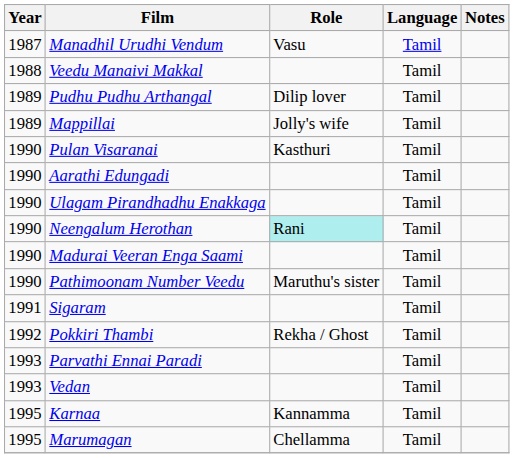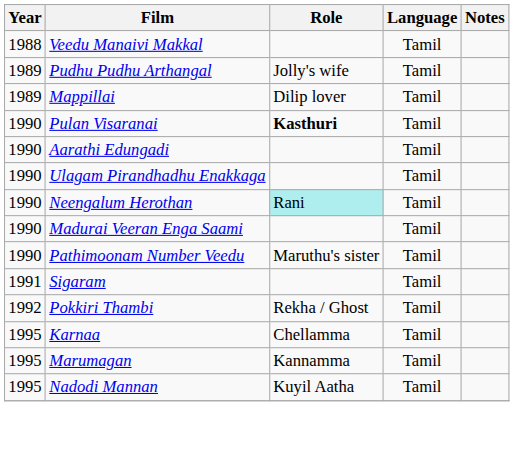- row: (136, 44)
(310, 96) Dilip lover -> (311, 70) Jolly's wife
(311, 123) Jolly's wife -> (310, 96) Dilip lover
(302, 149) normal -> (305, 123) bold
- row: (126, 360)
- row: (70, 387)
(312, 413) Kannamma -> (312, 334) Chellamma
(312, 439) Chellamma -> (312, 360) Kannamma
+ row: (104, 387)
